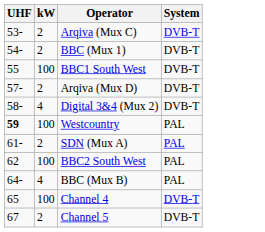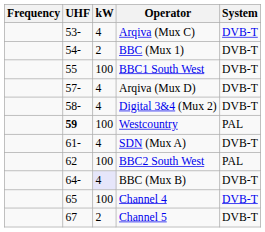+ column: (34, 13)
(40, 32) 2 -> (98, 32) 4
(40, 87) 2 -> (98, 87) 4
(40, 143) 2 -> (98, 143) 4
(174, 143) PAL -> (240, 143) DVB-T
(40, 180) no background -> (98, 180) lavender background
(174, 180) PAL -> (240, 180) DVB-T
